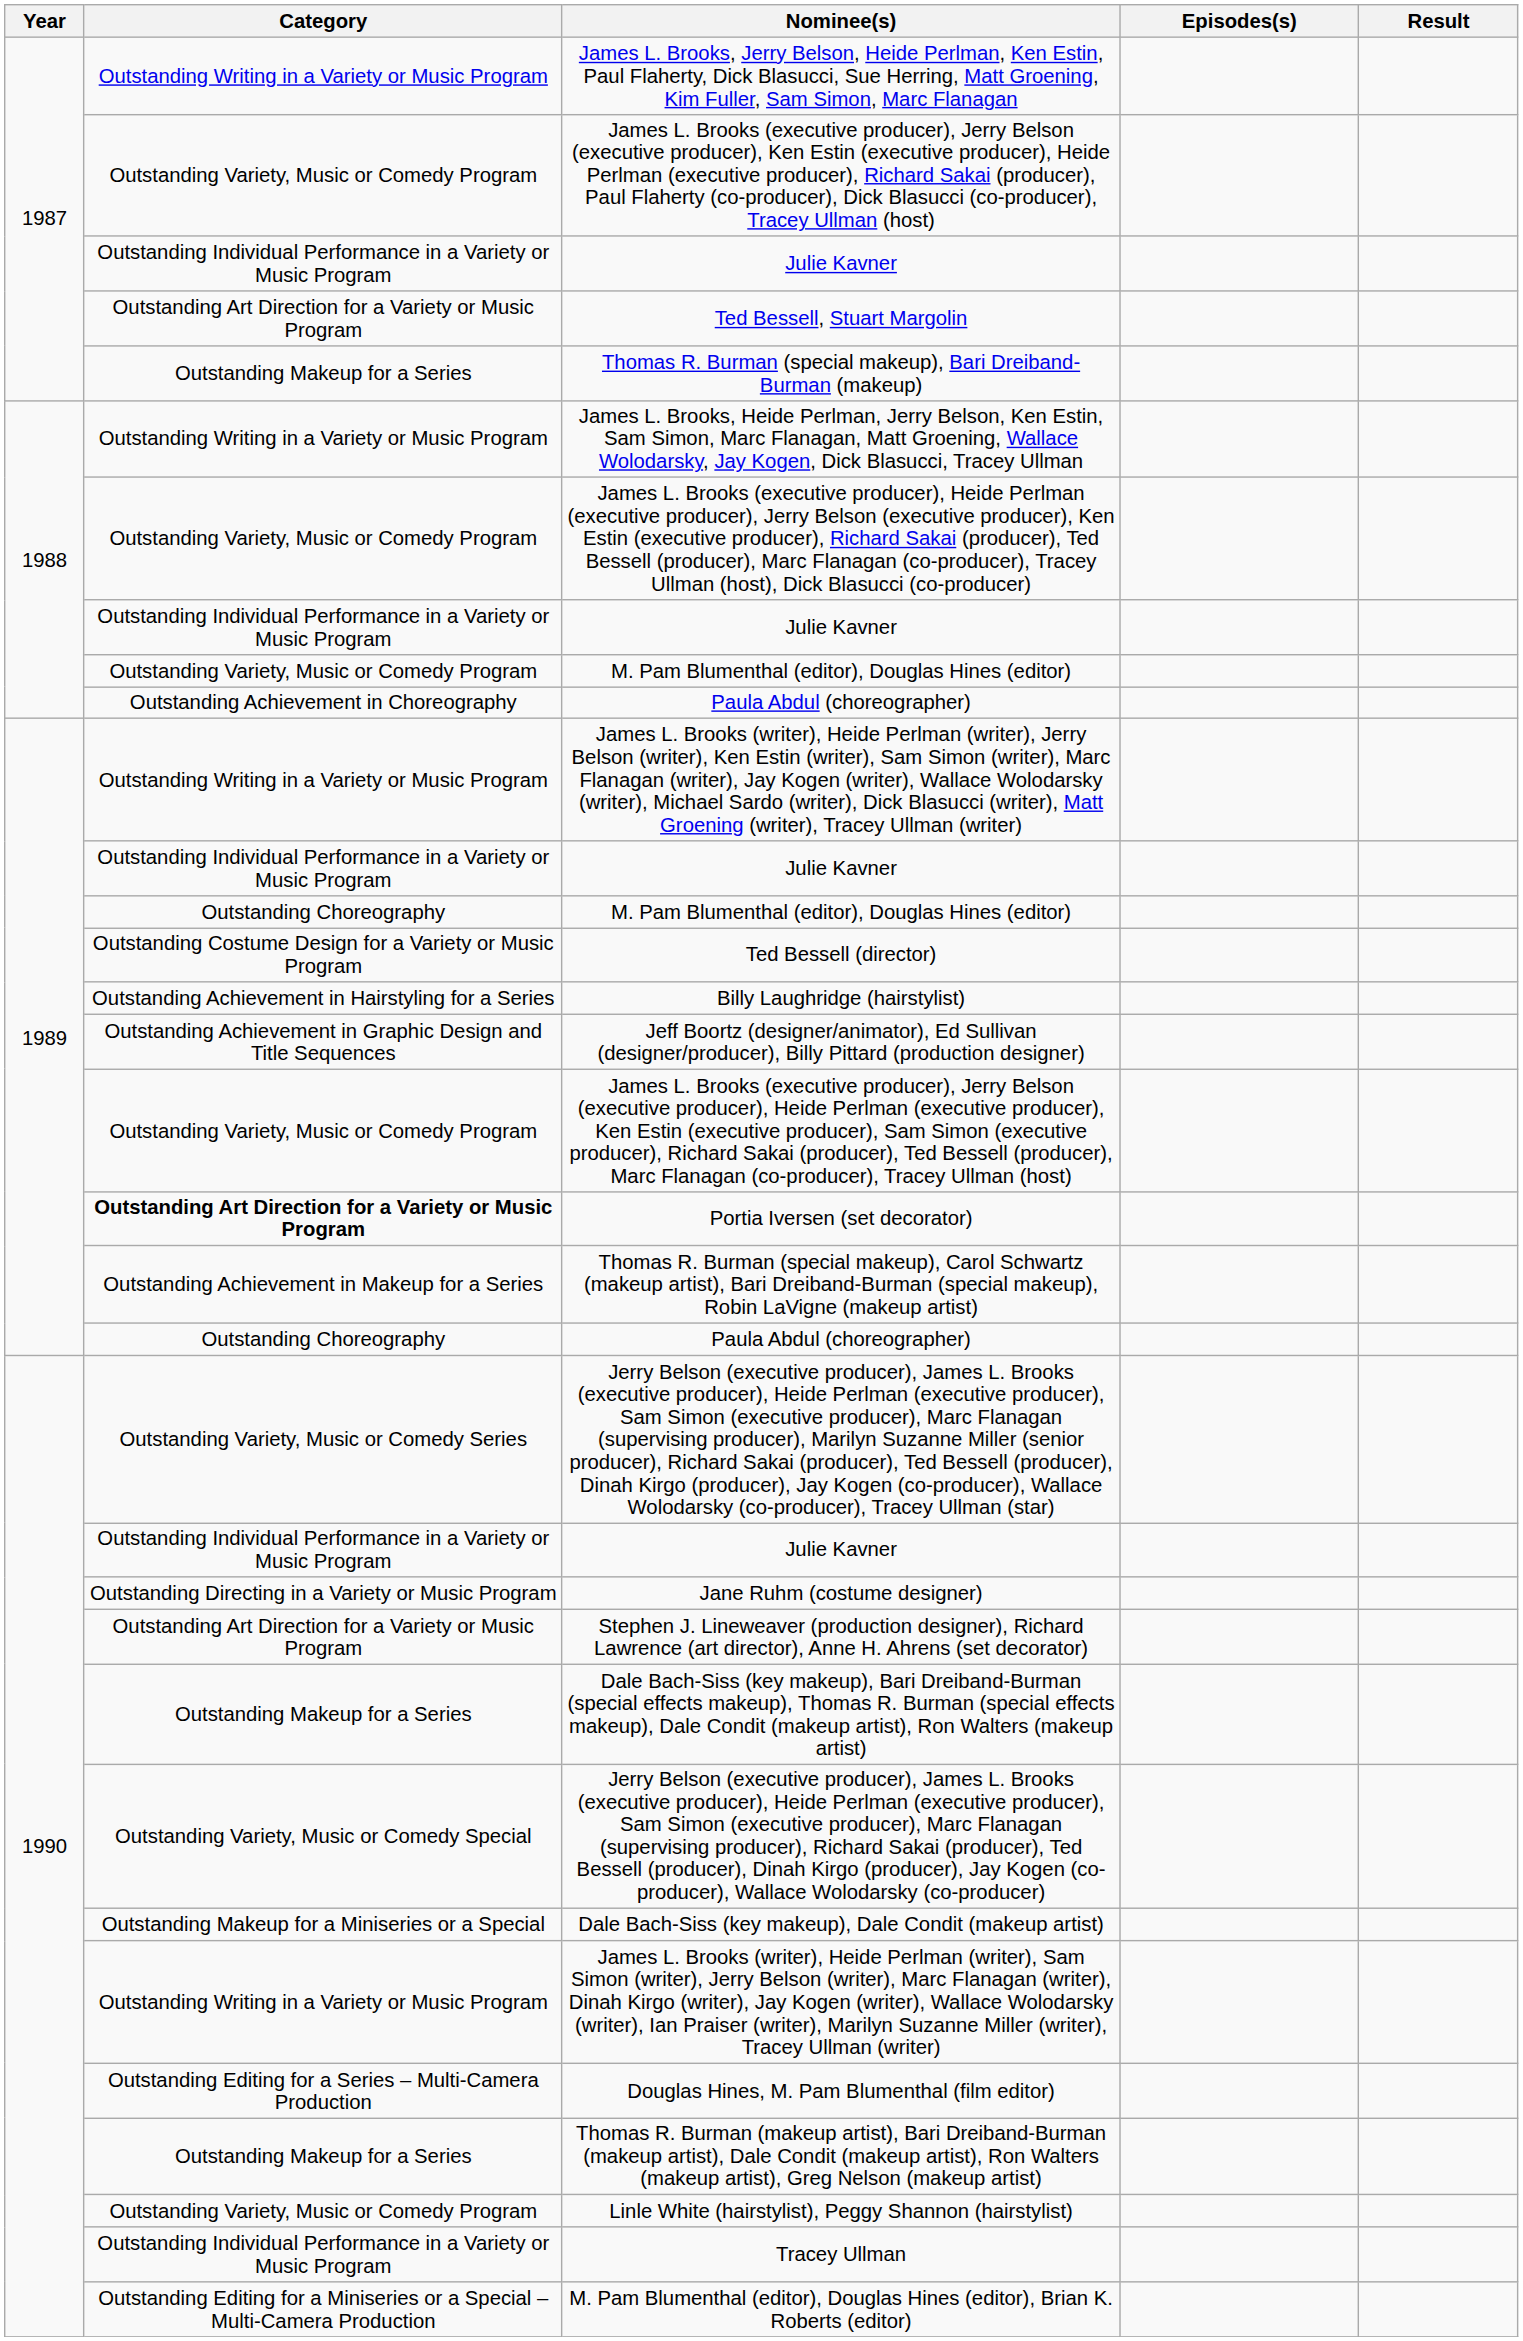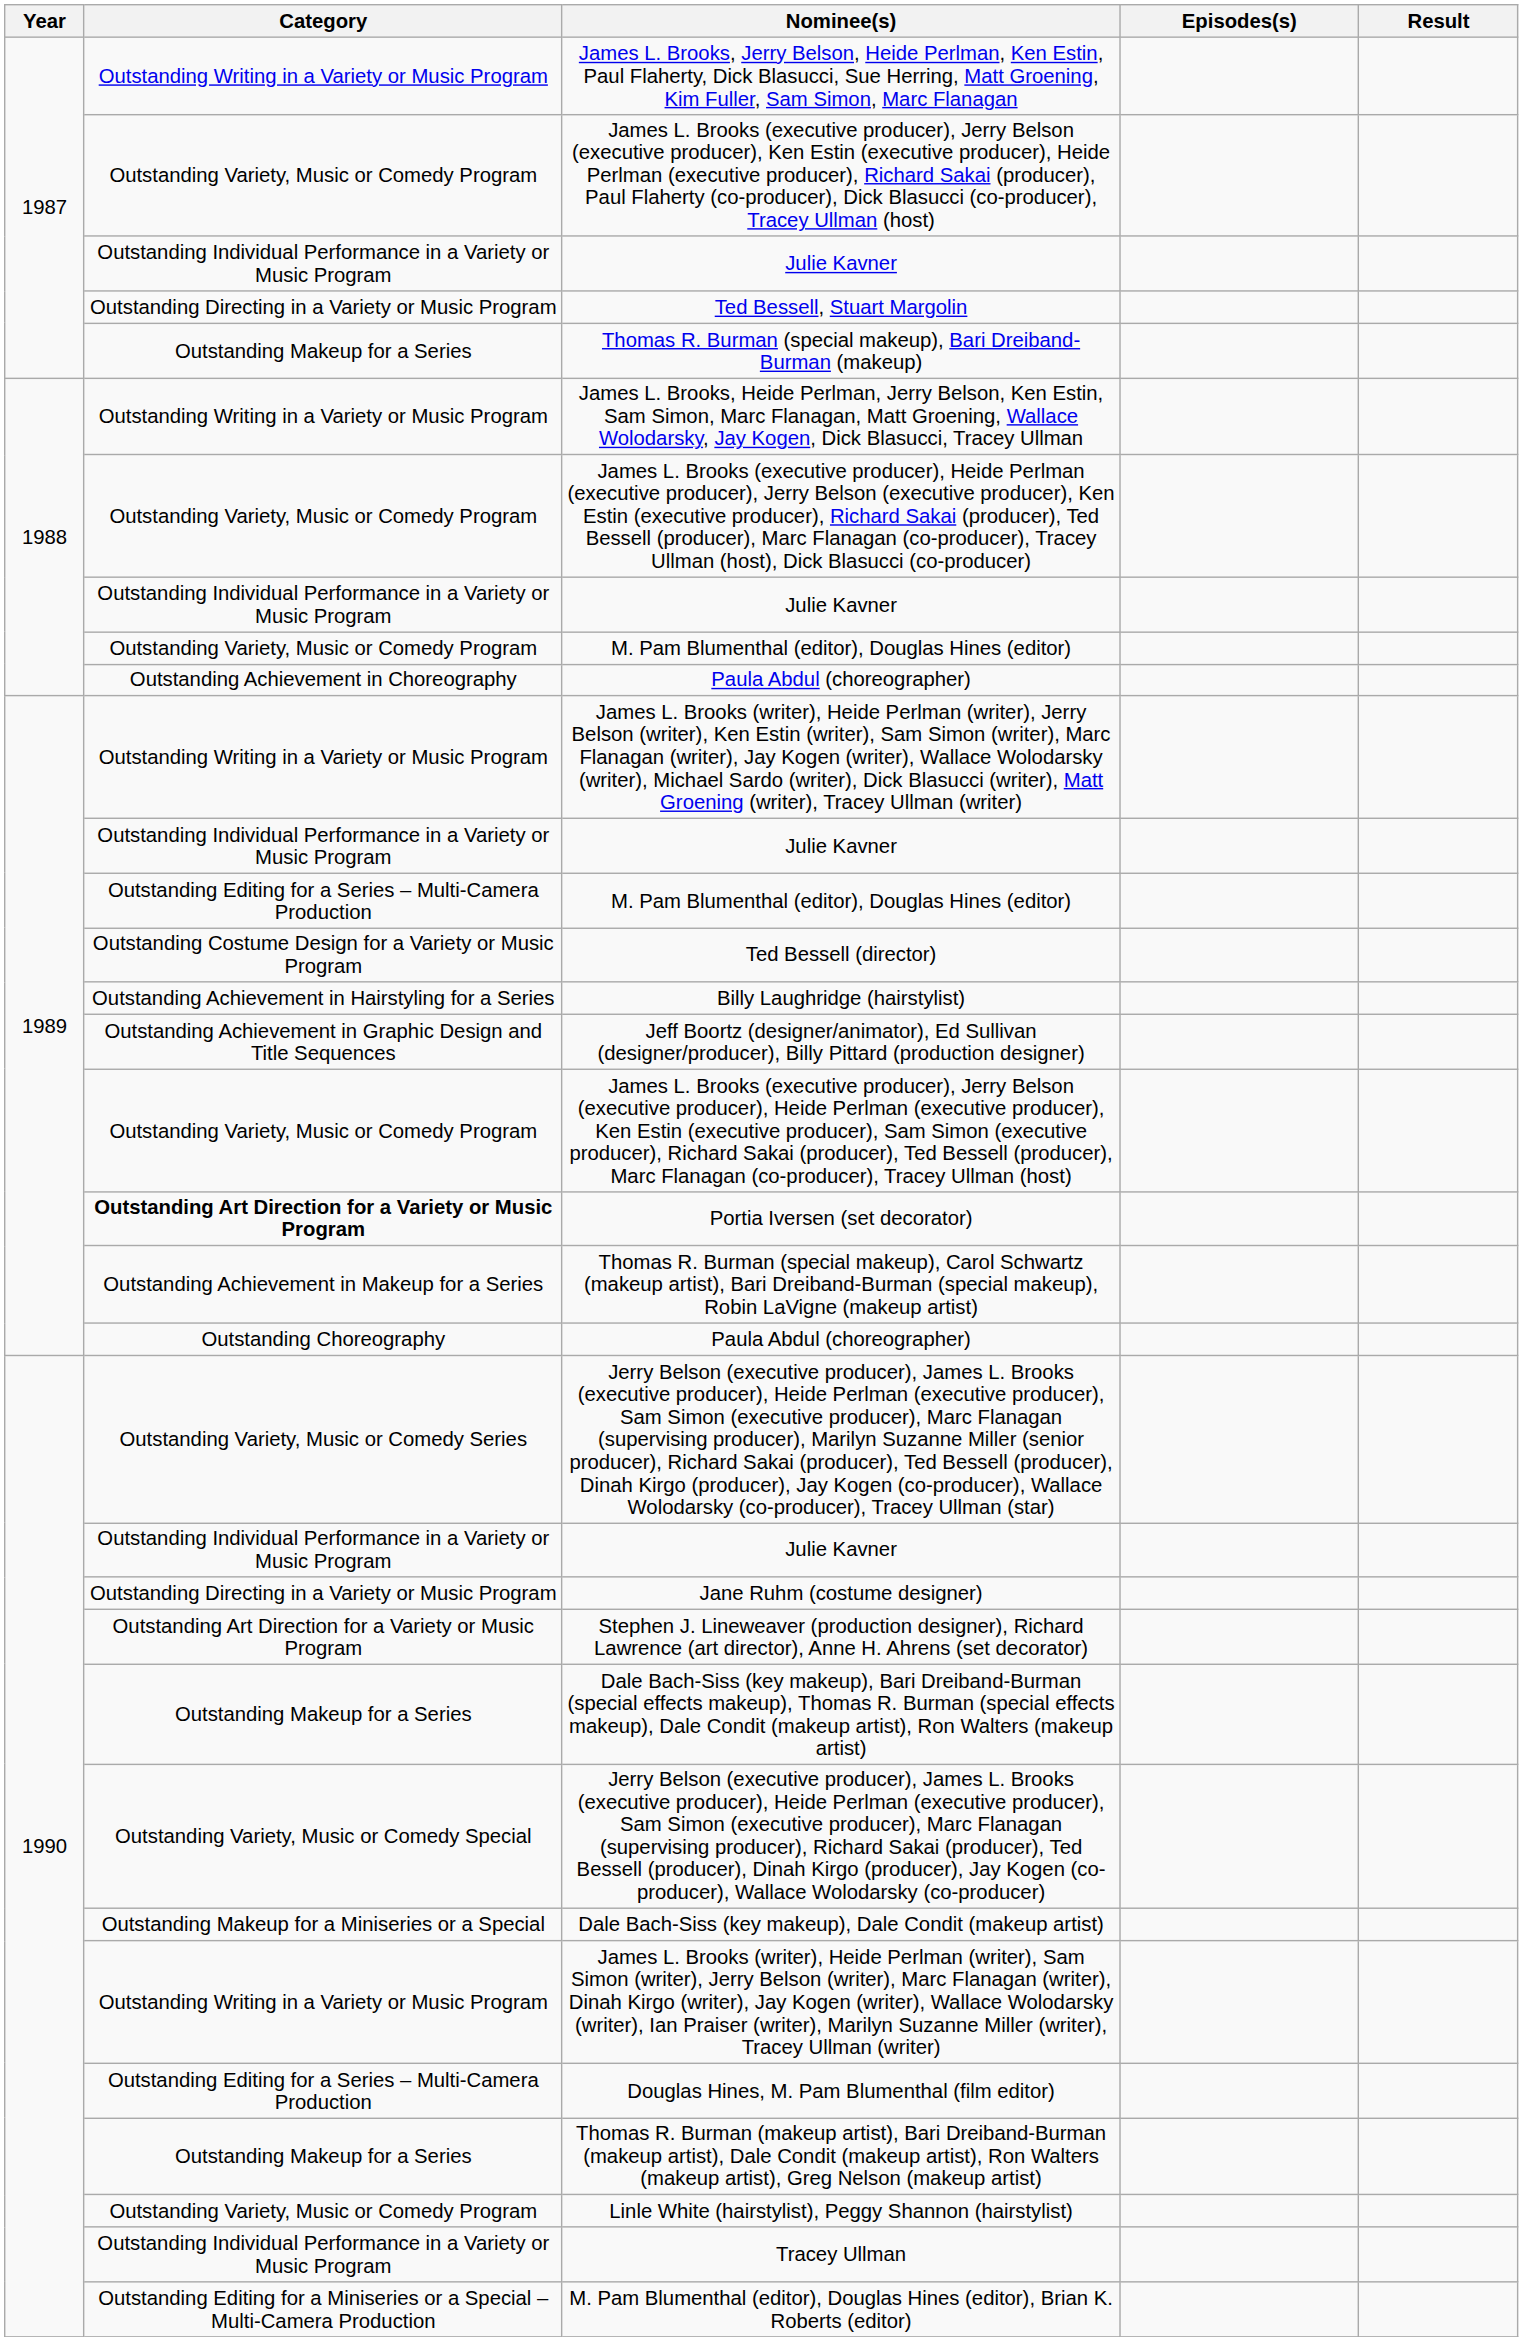(323, 319) Outstanding Art Direction for a Variety or Music Program -> (323, 307) Outstanding Directing in a Variety or Music Program
(323, 912) Outstanding Choreography -> (323, 901) Outstanding Editing for a Series – Multi-Camera Production
